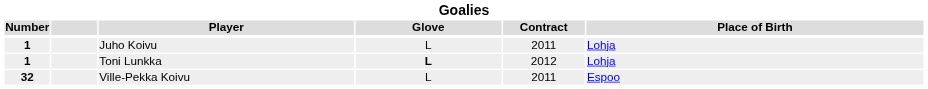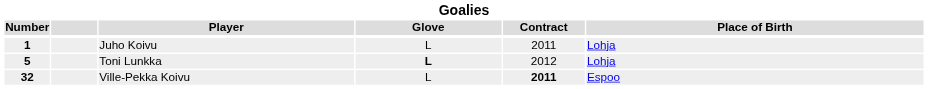(27, 61) 1 -> (27, 61) 5
(544, 77) normal -> (544, 77) bold
